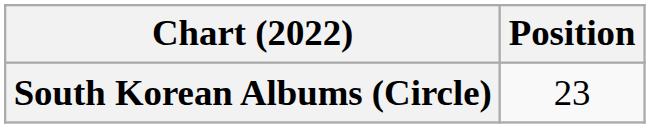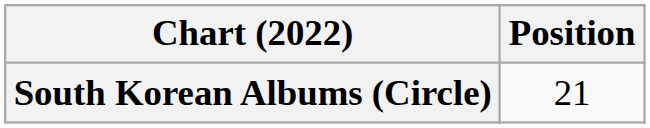(572, 92) 23 -> (572, 92) 21
